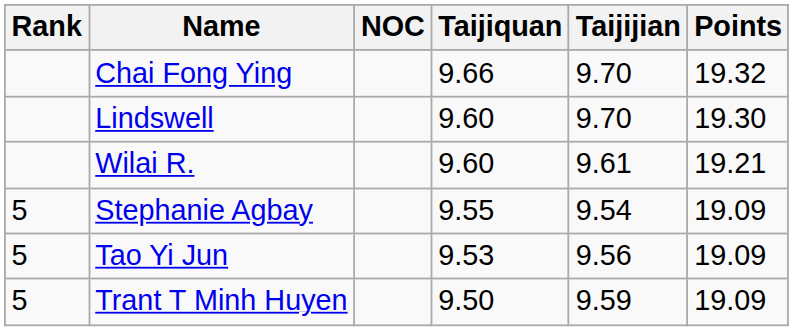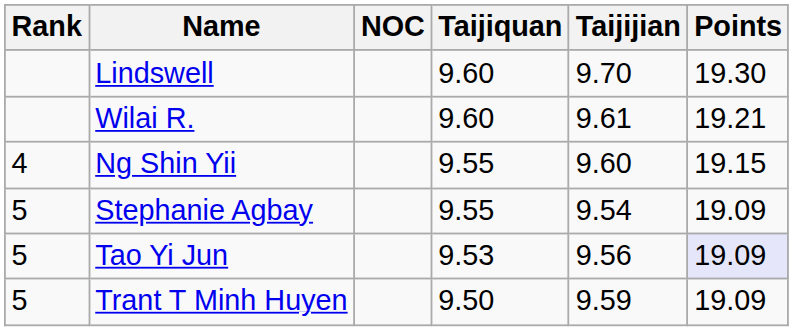- row: (194, 73)
+ row: (166, 164)
(730, 255) no background -> (730, 255) lavender background
